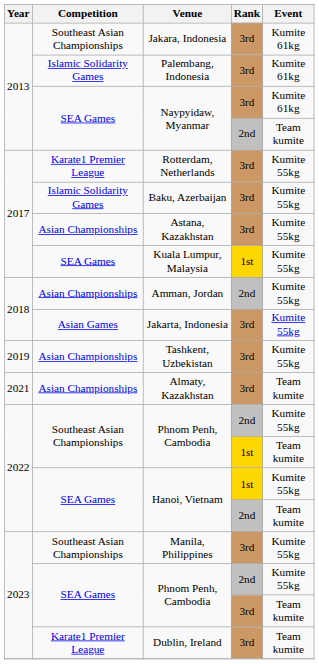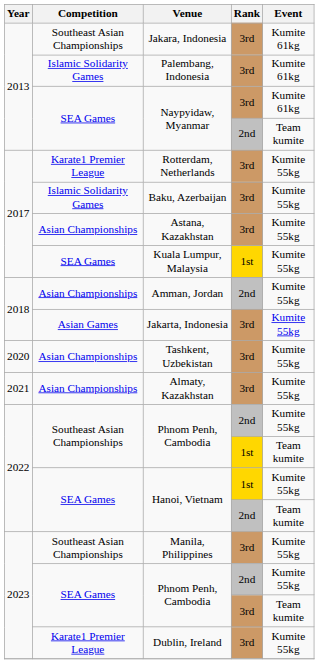(18, 357) 2019 -> (18, 357) 2020
(288, 388) Team kumite -> (288, 388) Kumite 55kg
(288, 643) Team kumite -> (288, 643) Kumite 55kg
